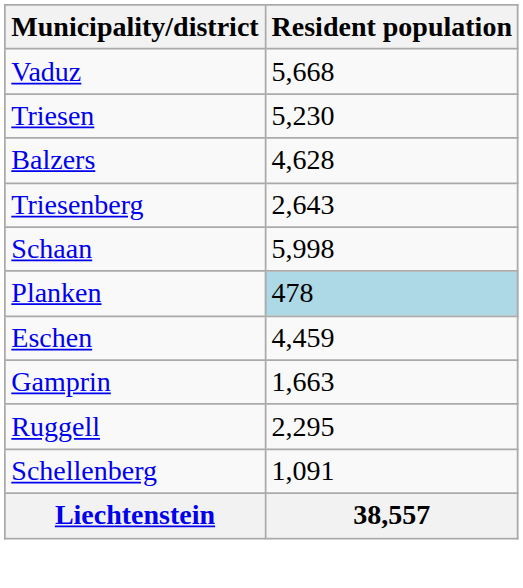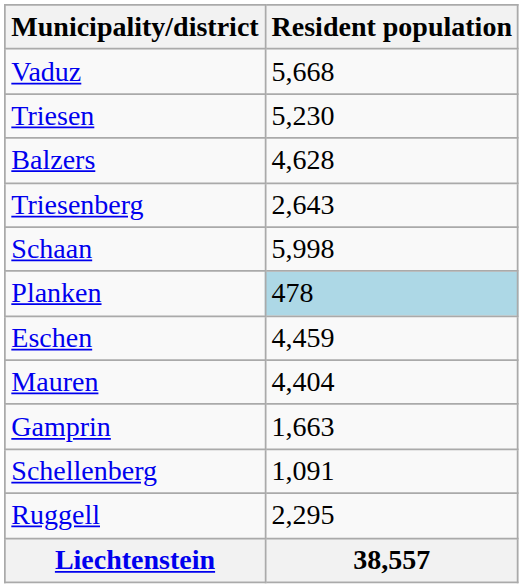+ row: (55, 381)
rows swapped: (56, 426) <-> (84, 470)
